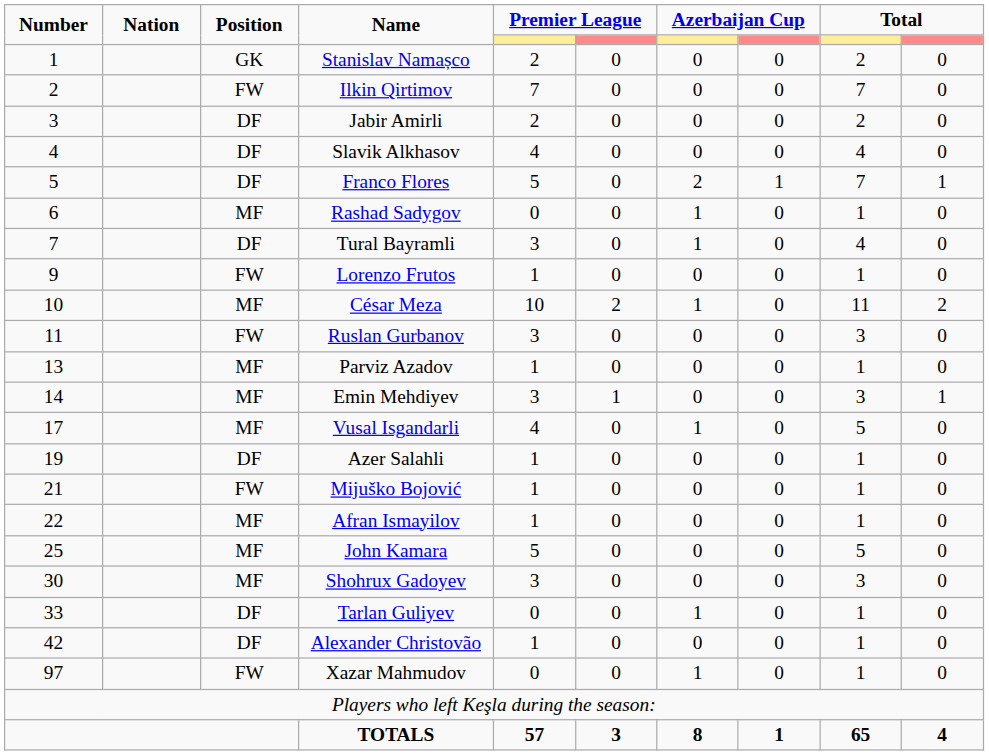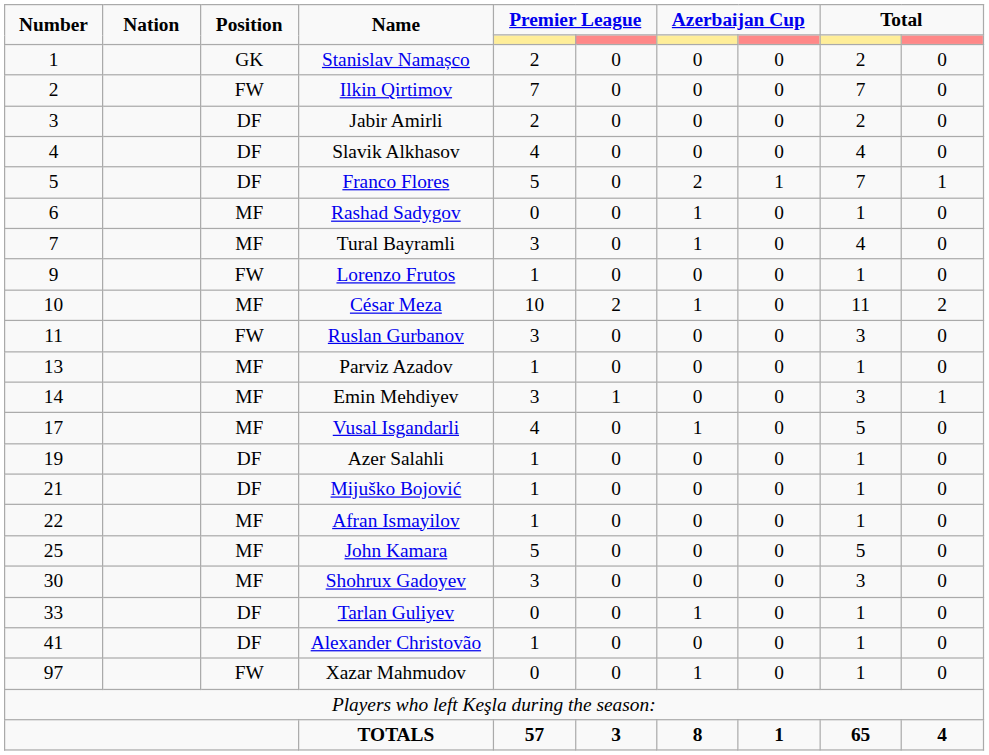(249, 243) DF -> (249, 243) MF
(249, 489) FW -> (249, 489) DF
(54, 642) 42 -> (54, 642) 41
